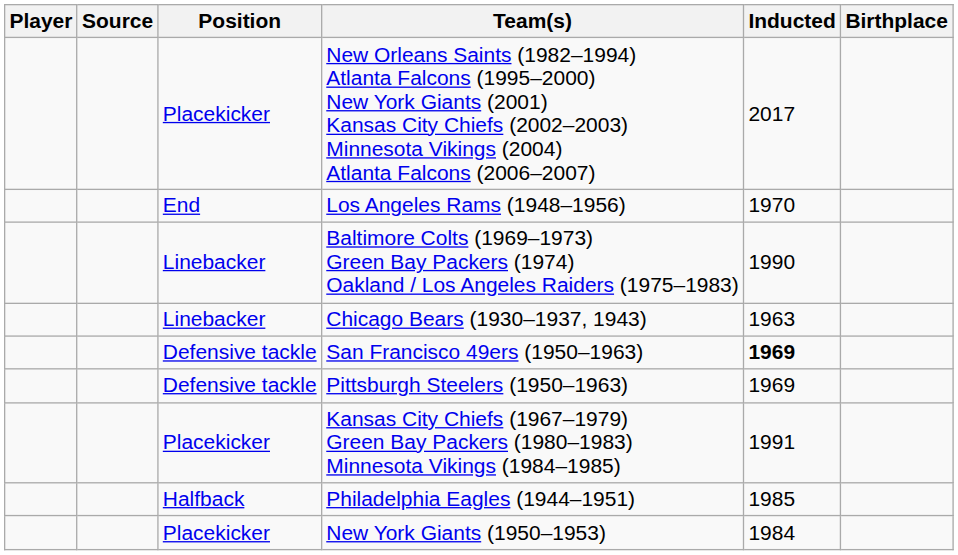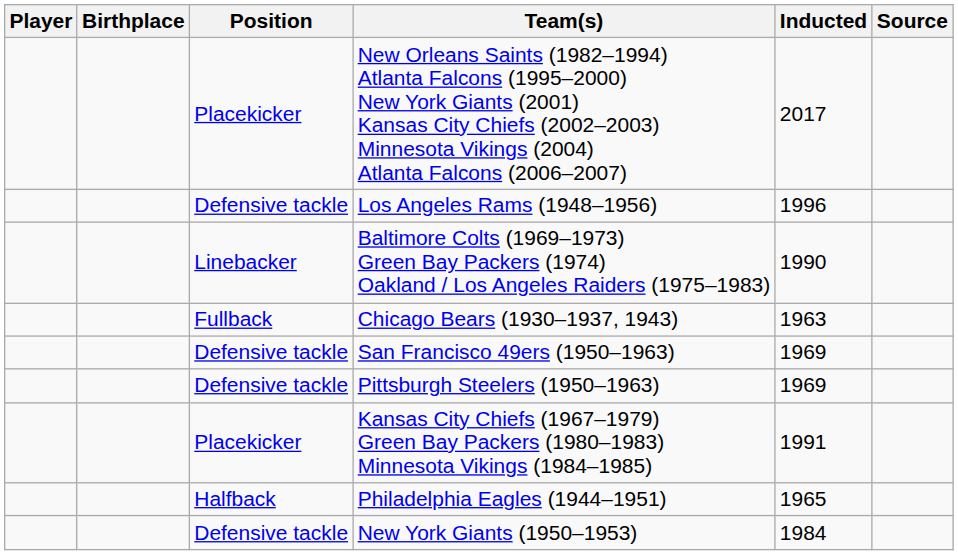columns swapped: (897, 21) <-> (118, 21)
(181, 205) End -> (271, 205) Defensive tackle
(772, 205) 1970 -> (803, 205) 1996
(214, 319) Linebacker -> (233, 319) Fullback
(772, 352) bold -> (803, 352) normal
(772, 499) 1985 -> (803, 499) 1965
(216, 532) Placekicker -> (271, 532) Defensive tackle
